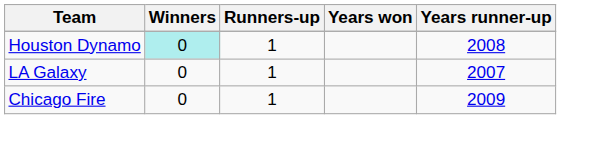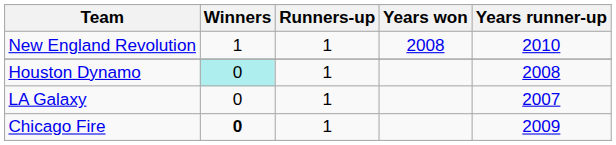+ row: (102, 45)
(182, 99) normal -> (238, 126) bold
